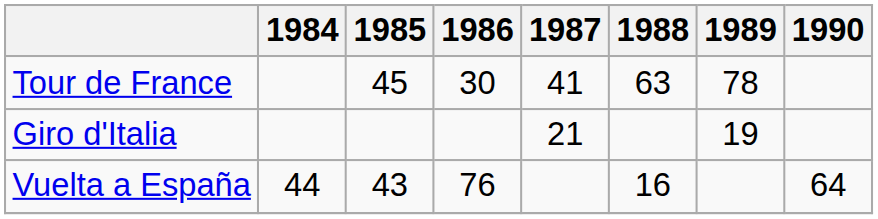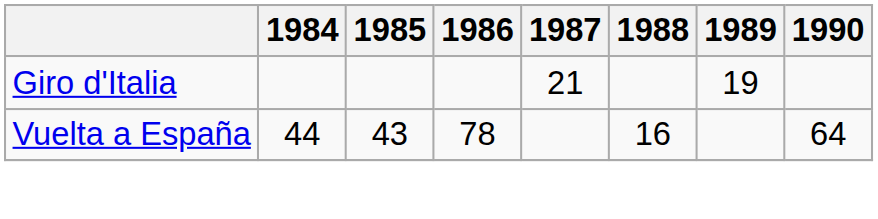- row: (122, 82)
(478, 185) 76 -> (478, 133) 78
